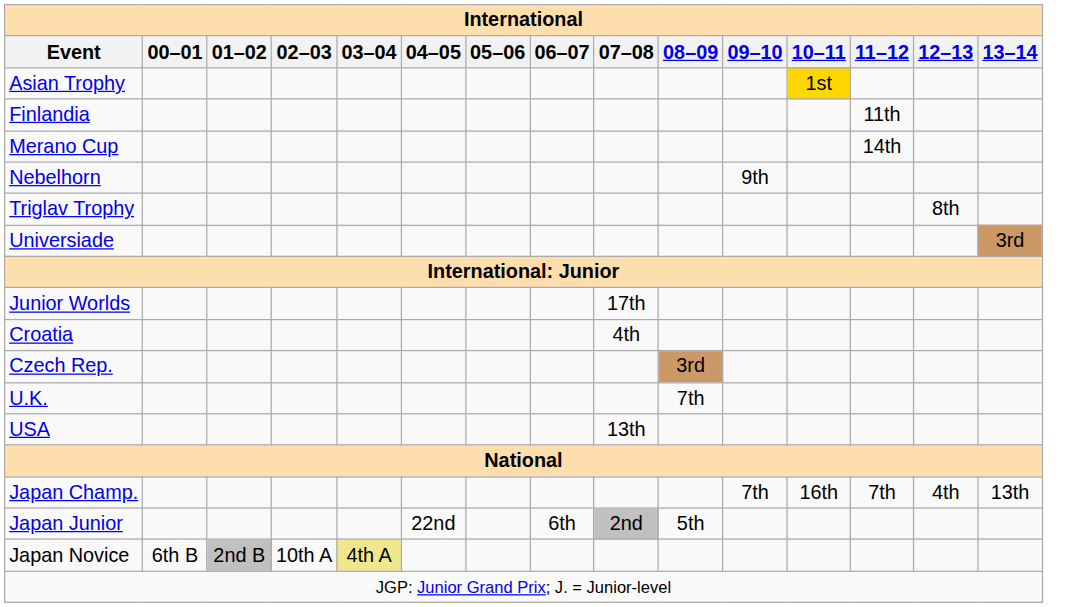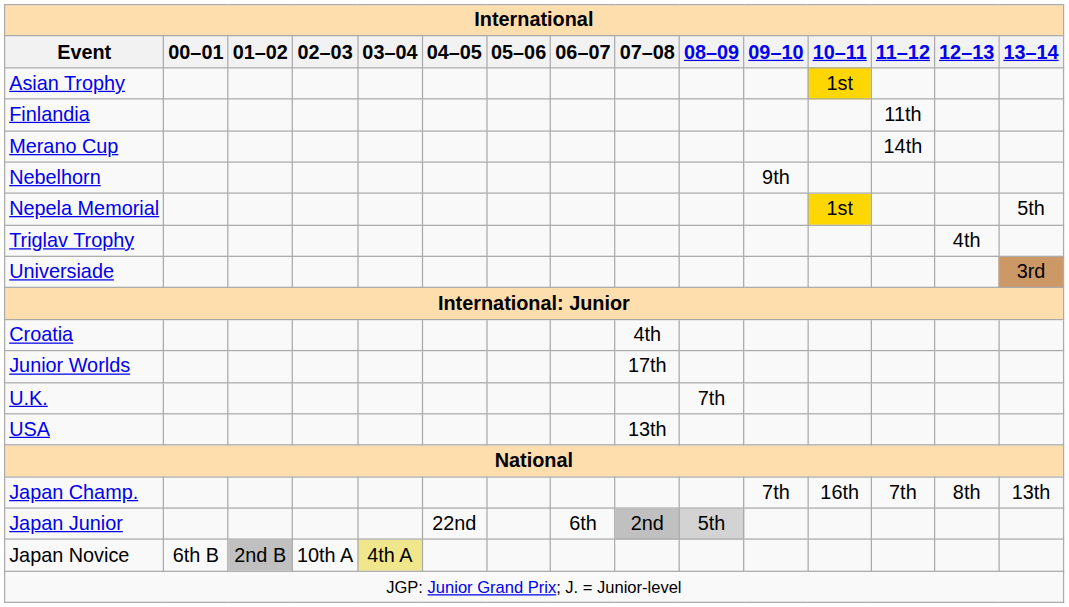+ row: (84, 209)
(946, 209) 8th -> (967, 240) 4th
rows swapped: (70, 303) <-> (41, 334)
- row: (61, 366)
(946, 492) 4th -> (967, 492) 8th
(691, 523) no background -> (712, 523) lightgrey background
